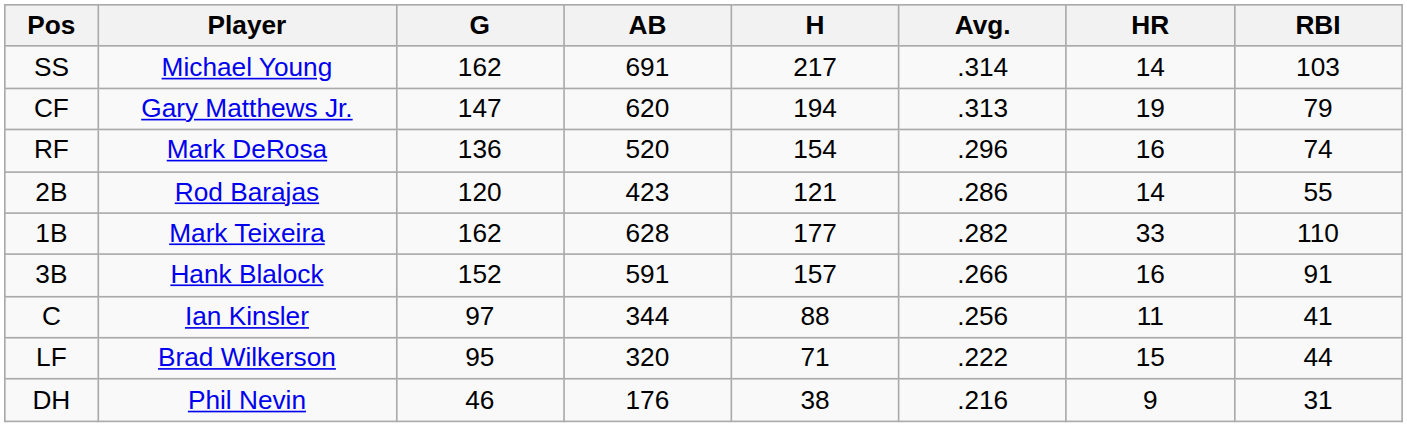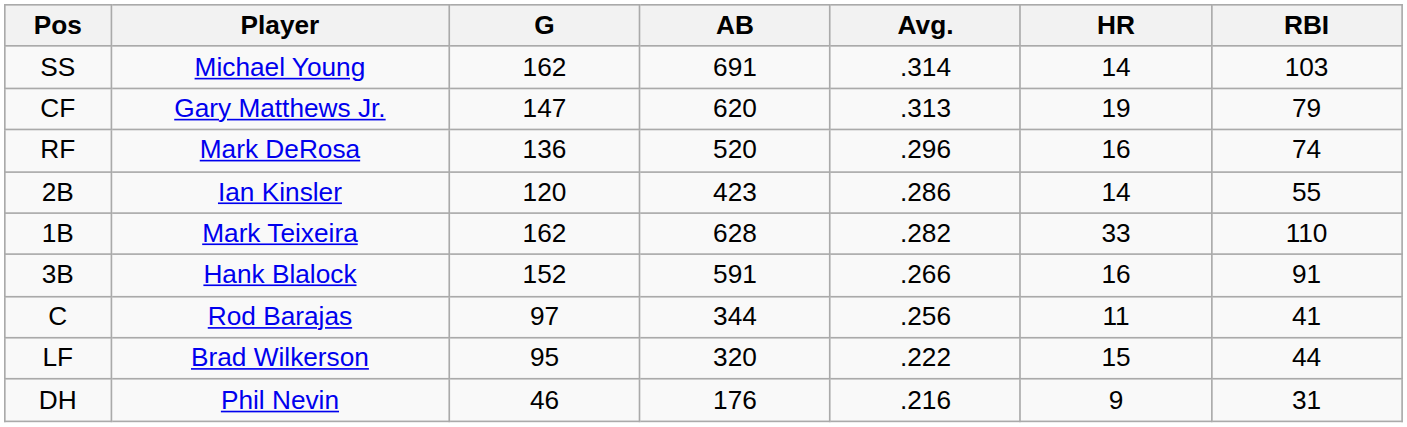- column: (815, 25)
(247, 191) Rod Barajas -> (280, 191) Ian Kinsler
(247, 316) Ian Kinsler -> (280, 316) Rod Barajas
